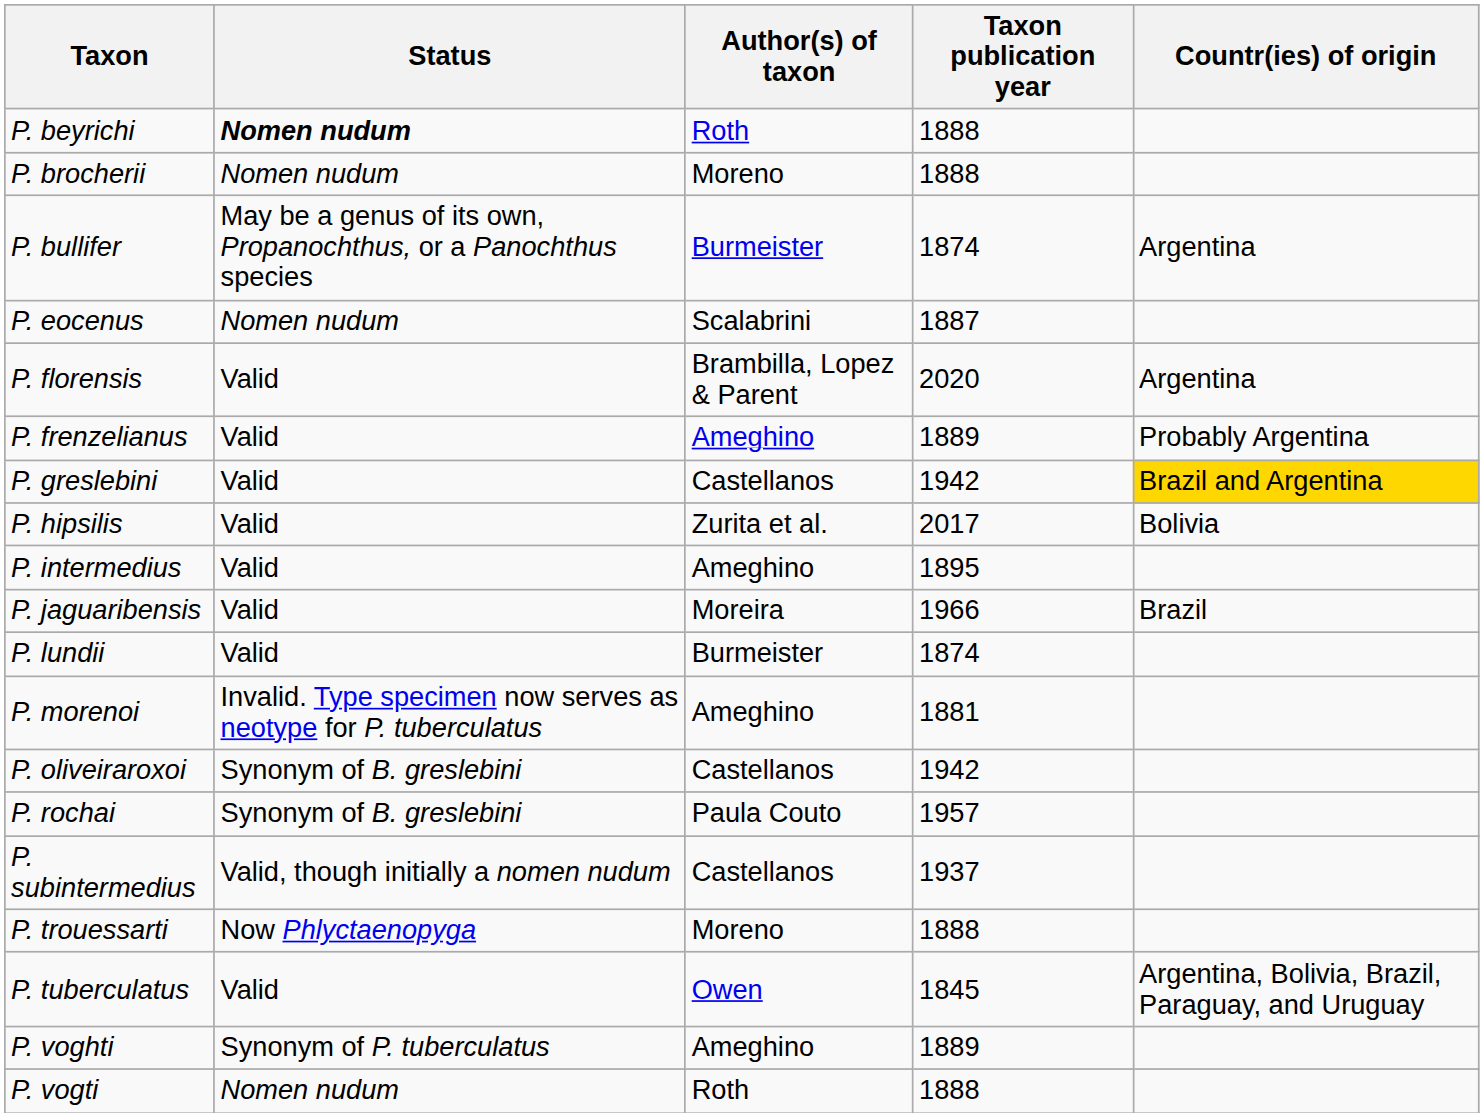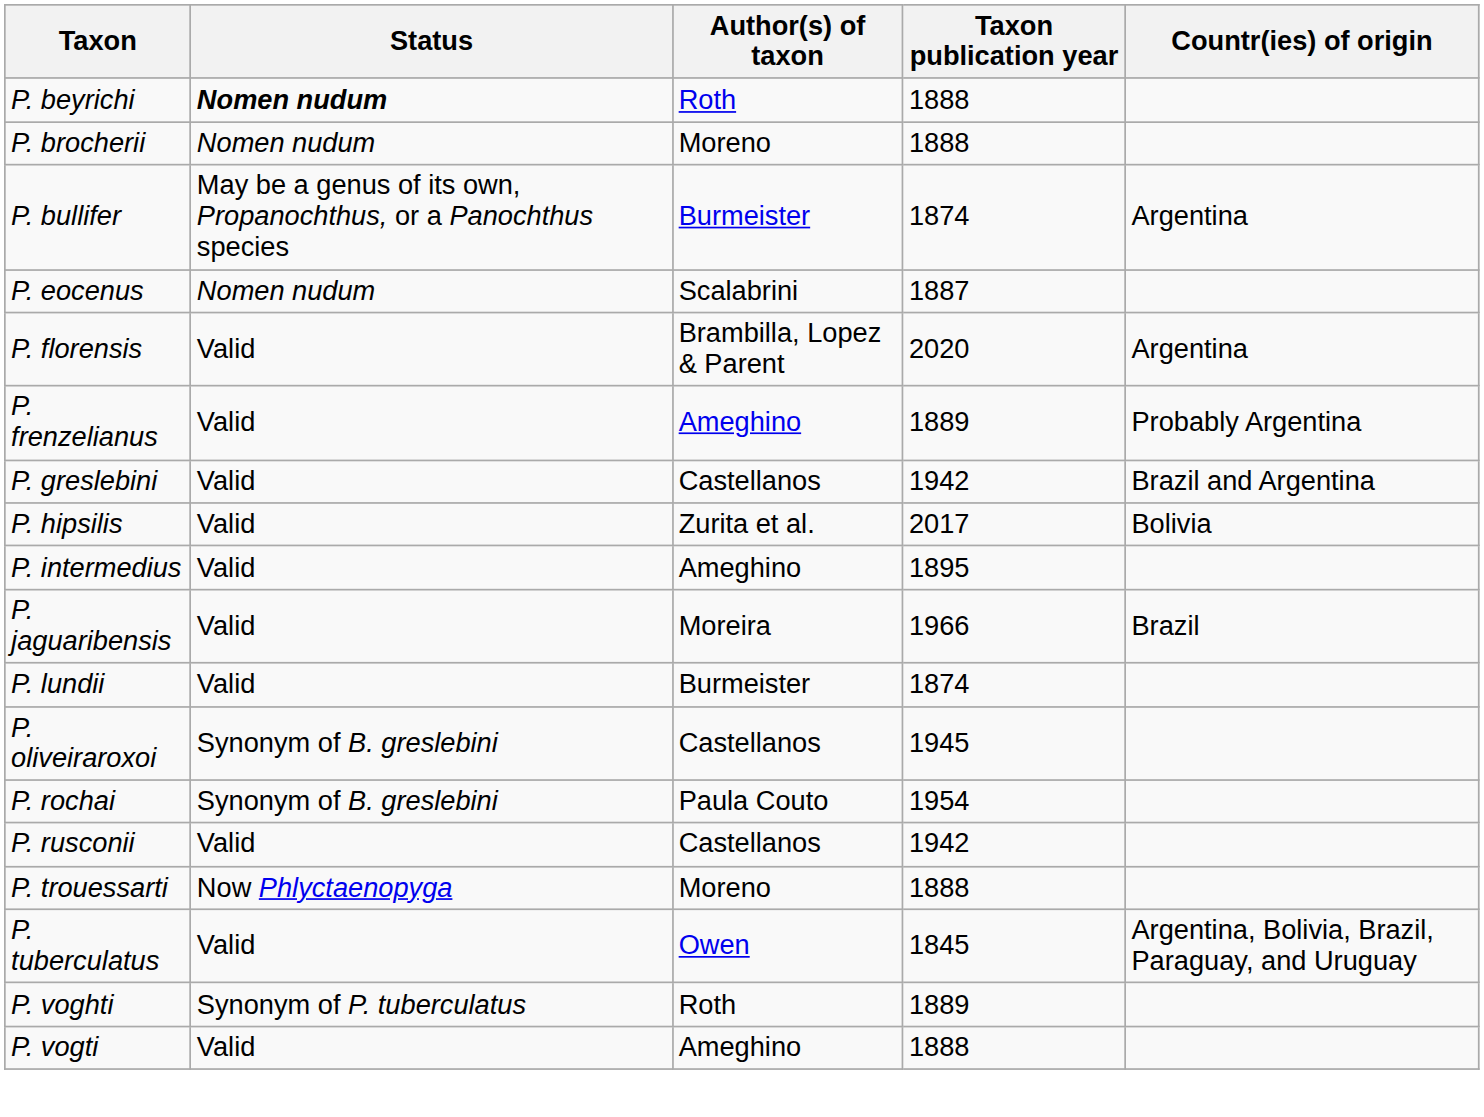(1261, 481) gold background -> (1253, 481) no background
- row: (75, 712)
(949, 770) 1942 -> (939, 742) 1945
(949, 813) 1957 -> (939, 801) 1954
+ row: (73, 844)
- row: (103, 872)
(753, 1047) Ameghino -> (707, 1004) Roth
(310, 1090) Nomen nudum -> (226, 1047) Valid
(720, 1090) Roth -> (740, 1047) Ameghino
